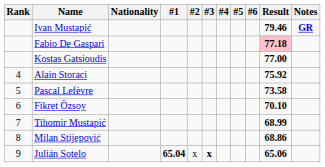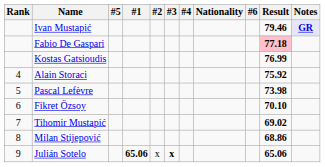columns swapped: (135, 12) <-> (238, 12)
(306, 28) no background -> (306, 28) lavender background
(276, 59) 77.00 -> (276, 59) 76.99
(276, 91) 73.58 -> (276, 91) 73.98
(276, 122) 68.99 -> (276, 122) 69.02
(174, 153) 65.04 -> (136, 153) 65.06
